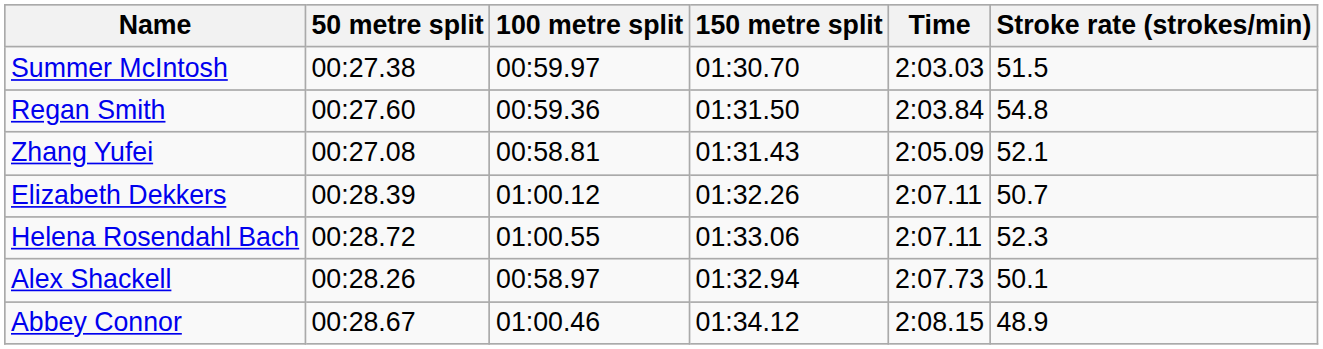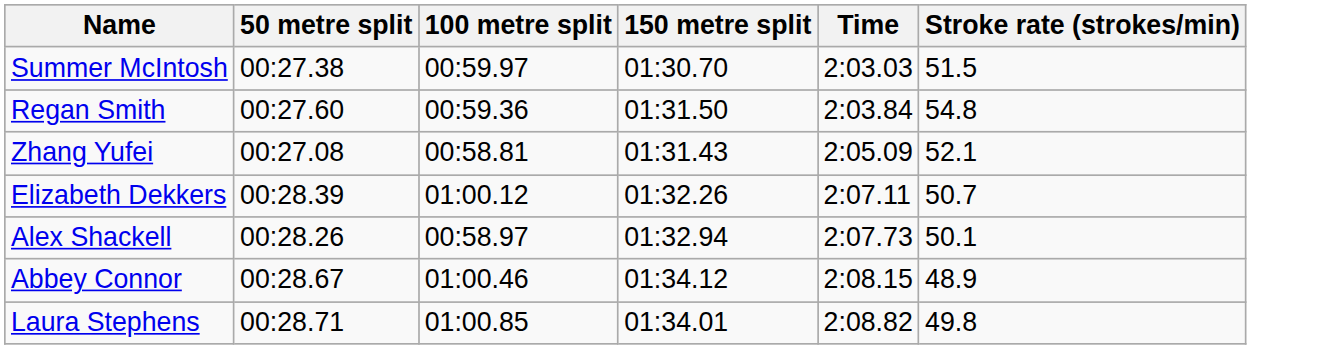- row: (155, 237)
+ row: (105, 322)
